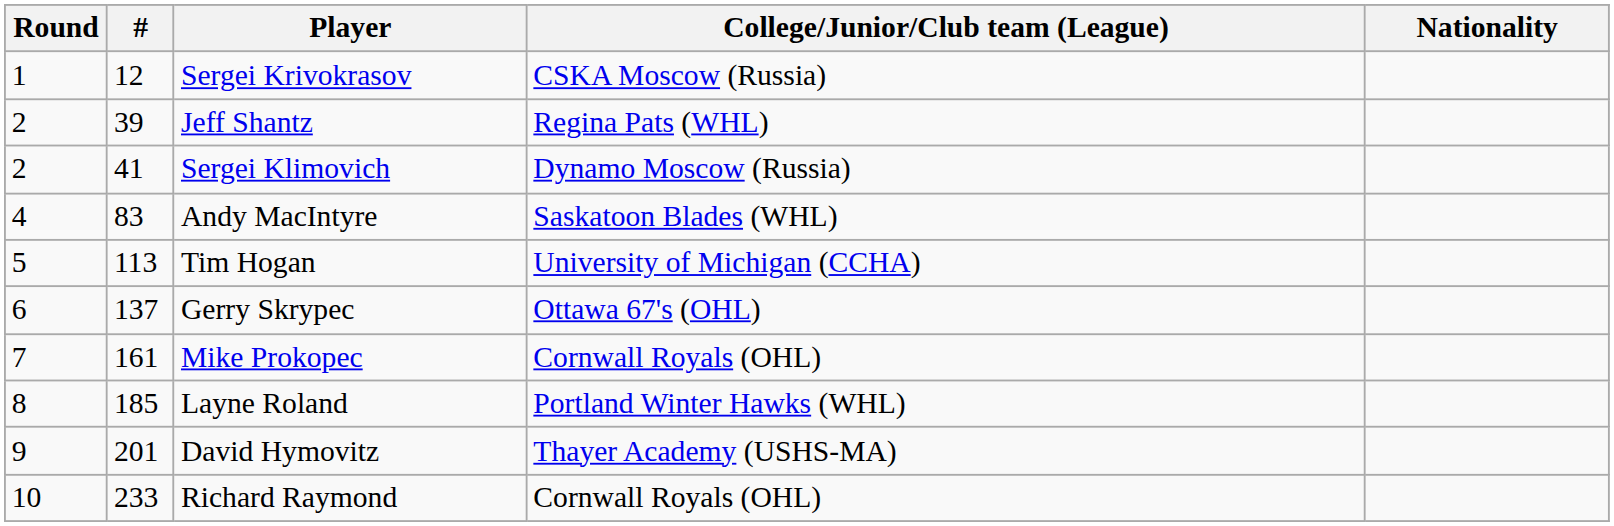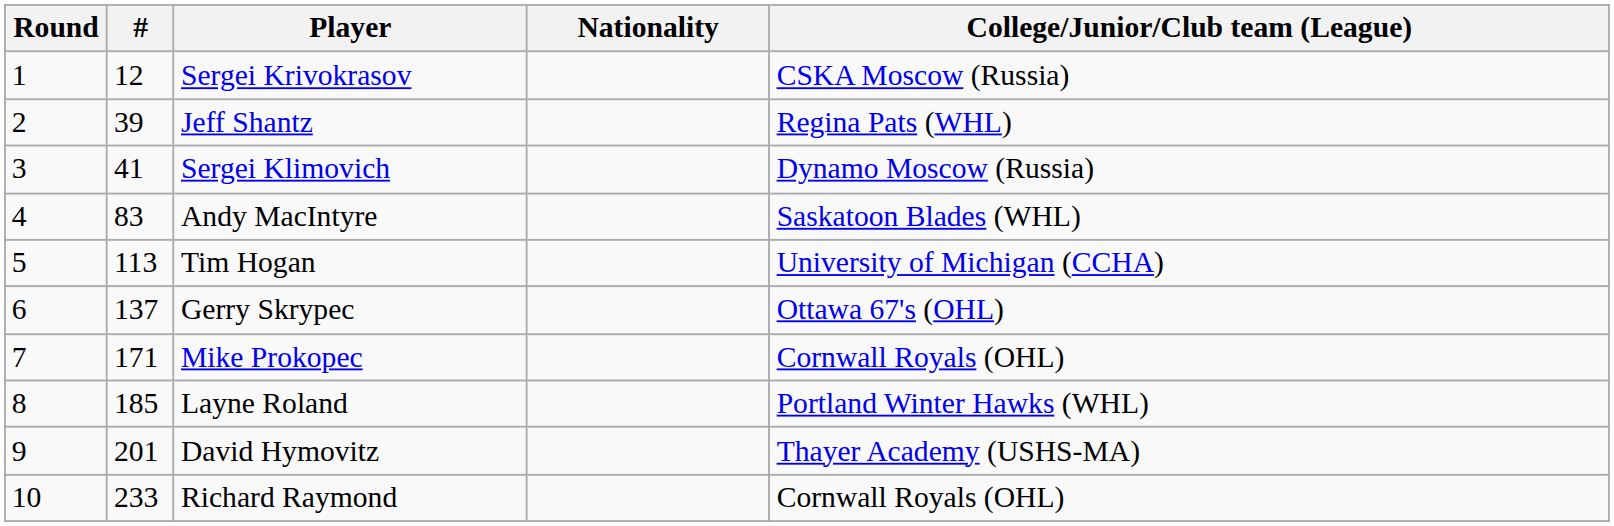columns swapped: (1487, 27) <-> (946, 27)
(19, 168) 2 -> (19, 168) 3
(136, 356) 161 -> (136, 356) 171
